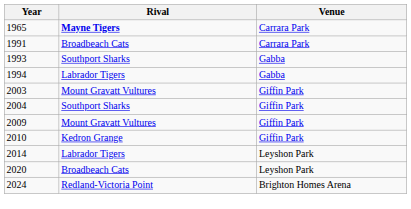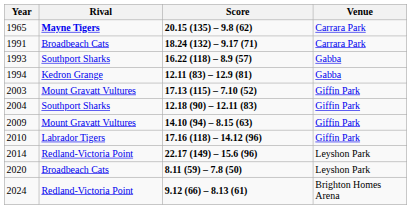+ column: (238, 12)
(93, 75) Labrador Tigers -> (72, 75) Kedron Grange
(92, 138) Kedron Grange -> (73, 138) Labrador Tigers
(93, 153) Labrador Tigers -> (87, 153) Redland-Victoria Point
